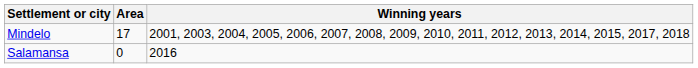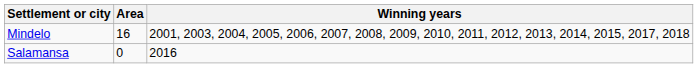(123, 33) 17 -> (123, 33) 16
